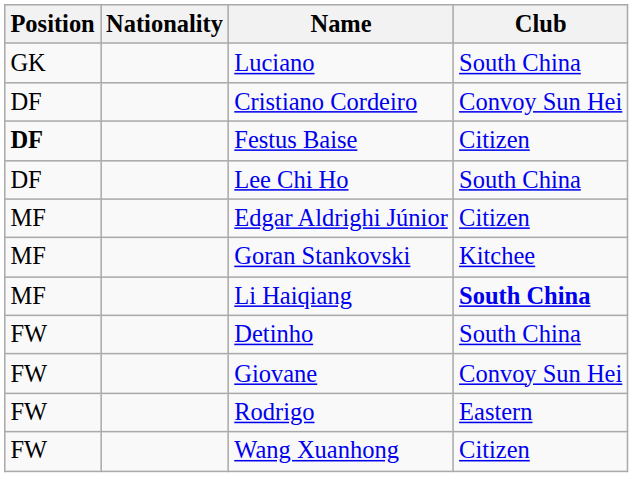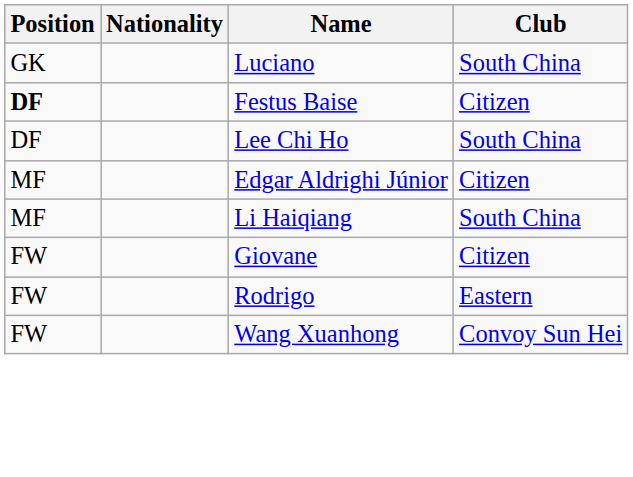- row: (326, 101)
- row: (322, 256)
(525, 295) bold -> (520, 218) normal
- row: (274, 334)
(541, 373) Convoy Sun Hei -> (494, 256) Citizen
(494, 450) Citizen -> (541, 334) Convoy Sun Hei
